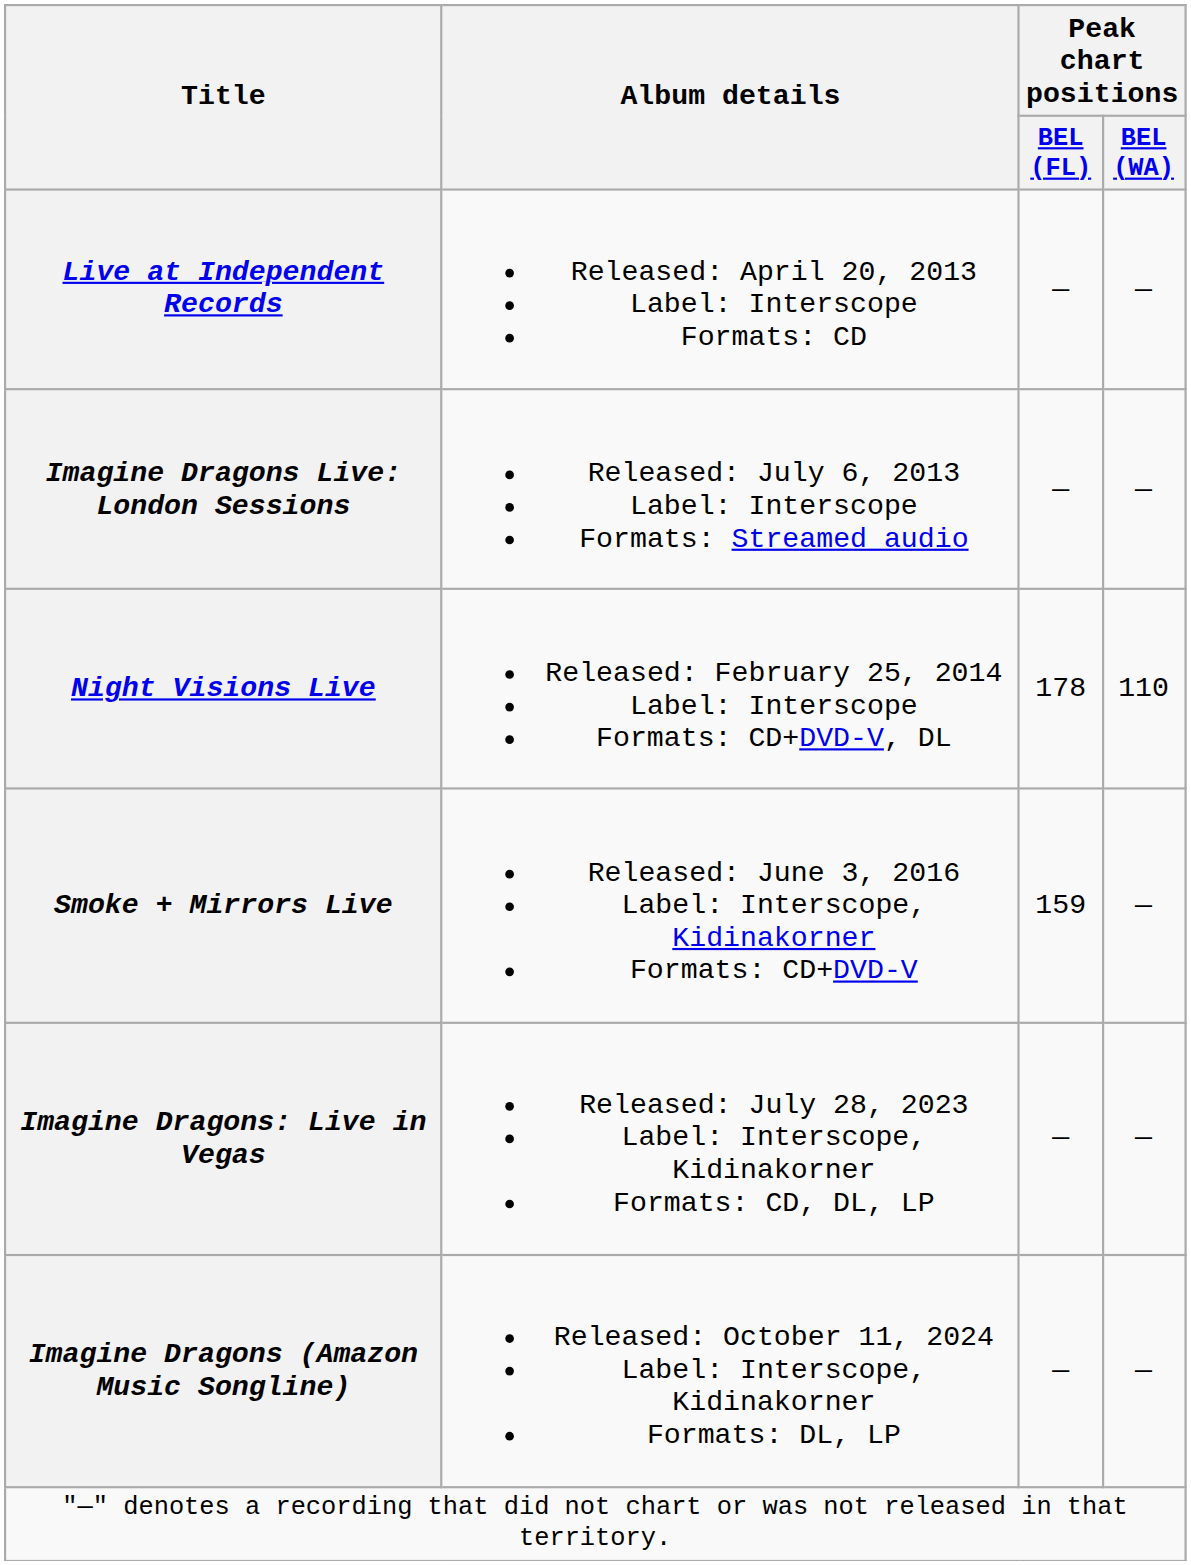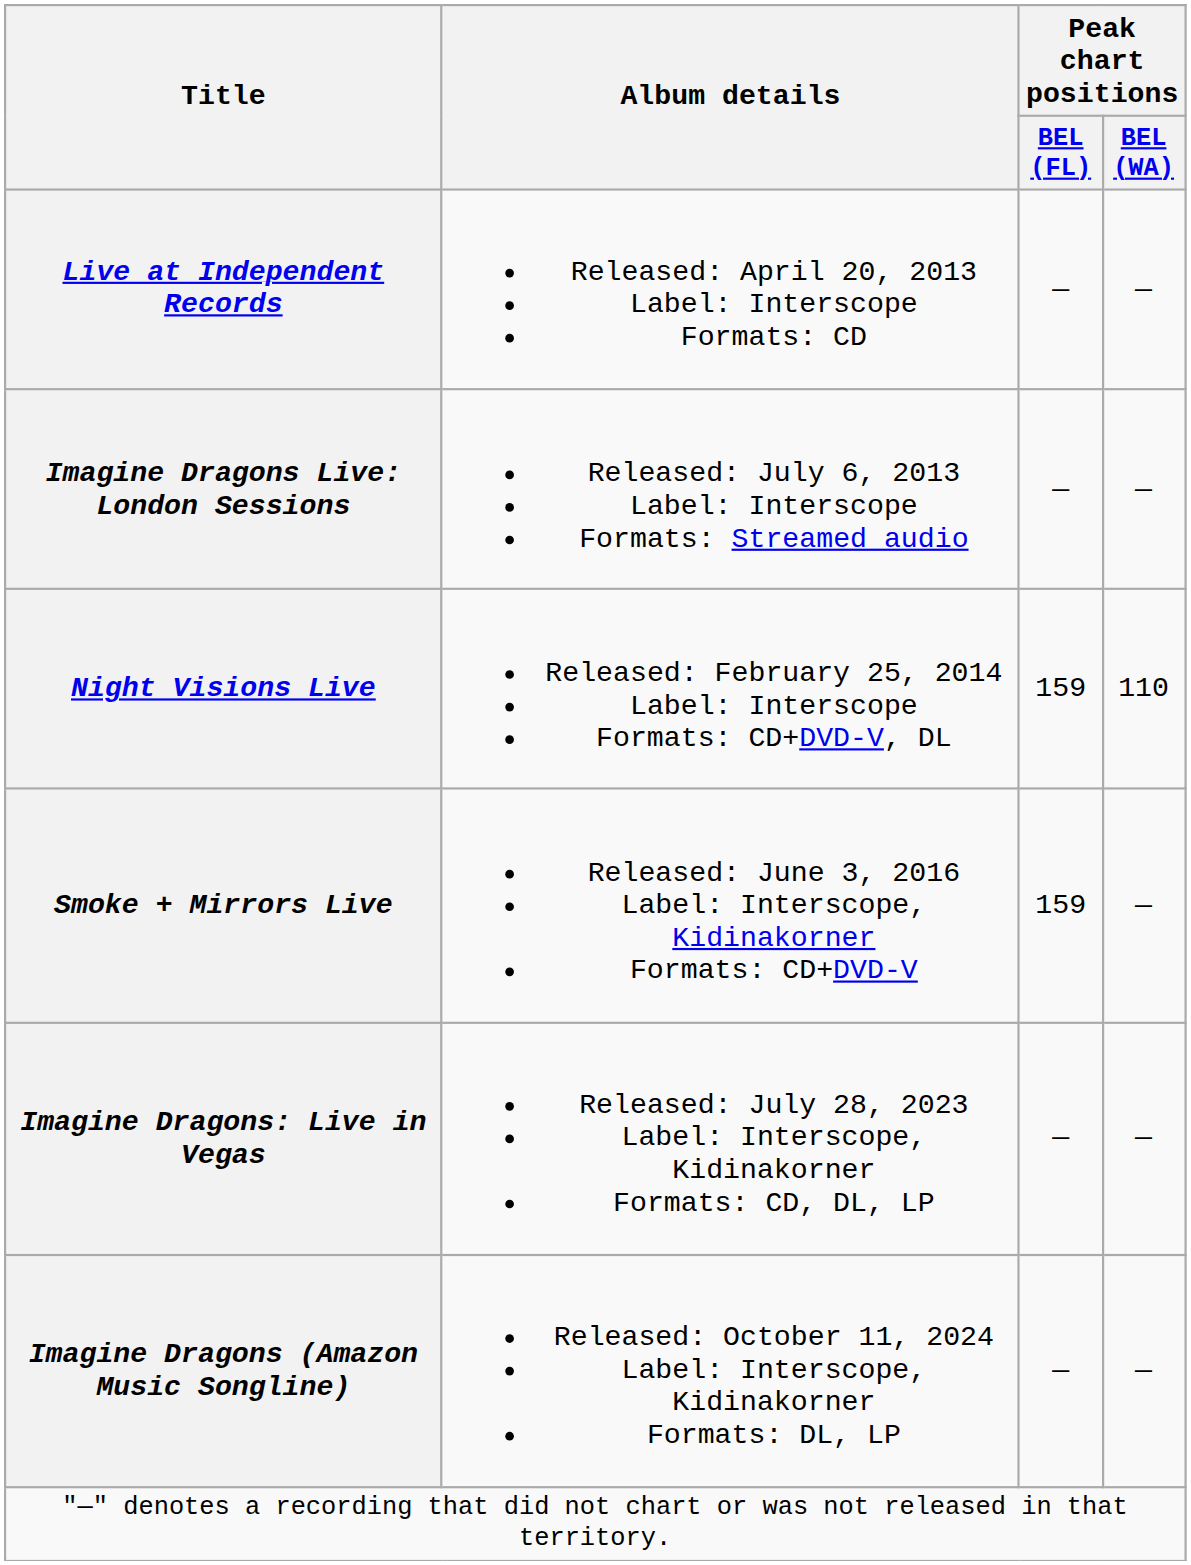(1061, 689) 178 -> (1061, 689) 159
